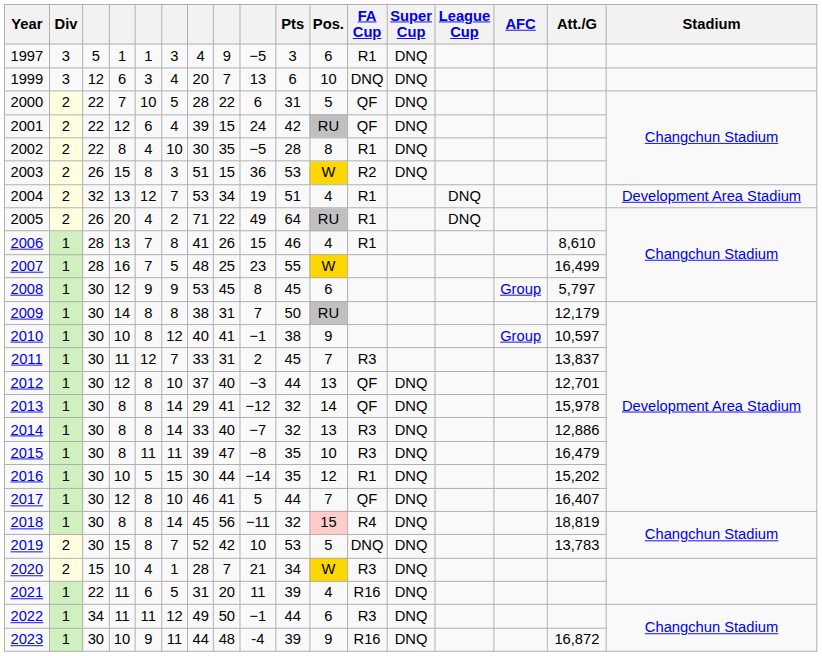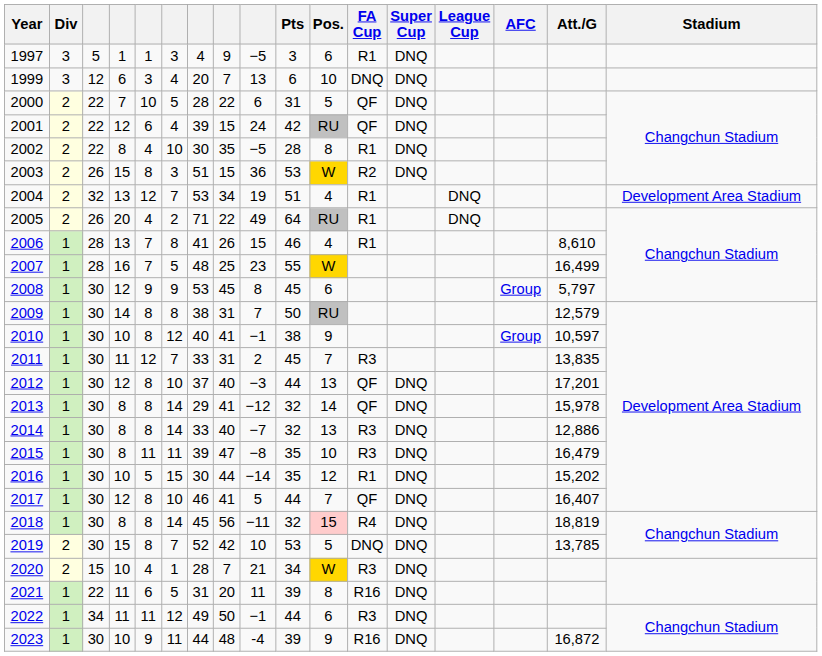(577, 312) 12,179 -> (577, 312) 12,579
(577, 359) 13,837 -> (577, 359) 13,835
(577, 382) 12,701 -> (577, 382) 17,201
(577, 546) 13,783 -> (577, 546) 13,785
(328, 593) 4 -> (328, 593) 8
